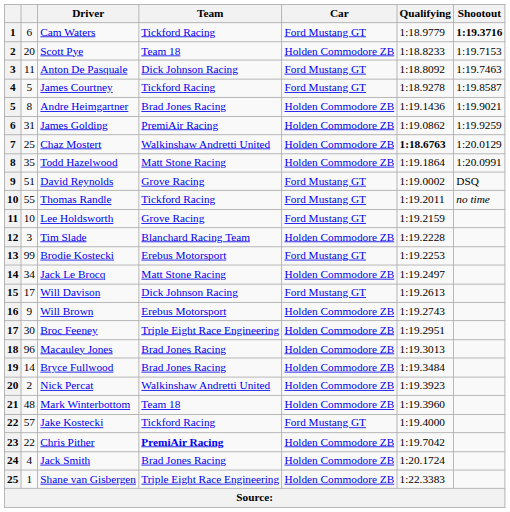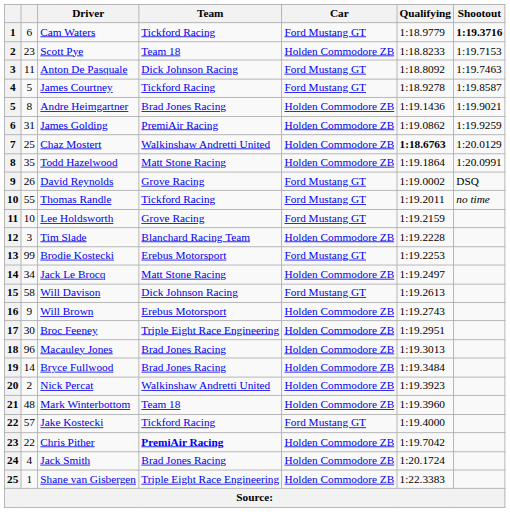(29, 50) 20 -> (29, 50) 23
(29, 181) 51 -> (29, 181) 26
(29, 292) 17 -> (29, 292) 58
